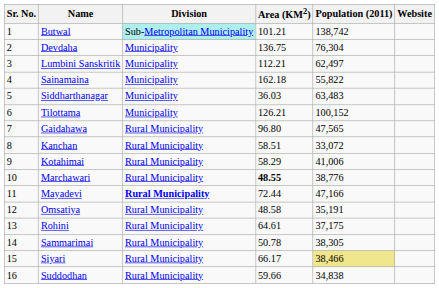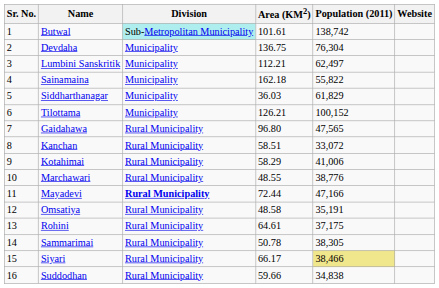(272, 31) 101.21 -> (272, 31) 101.61
(329, 96) 63,483 -> (329, 96) 61,829
(269, 177) bold -> (269, 177) normal
